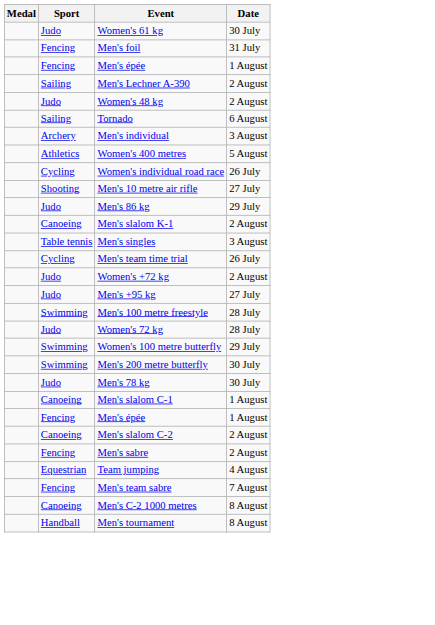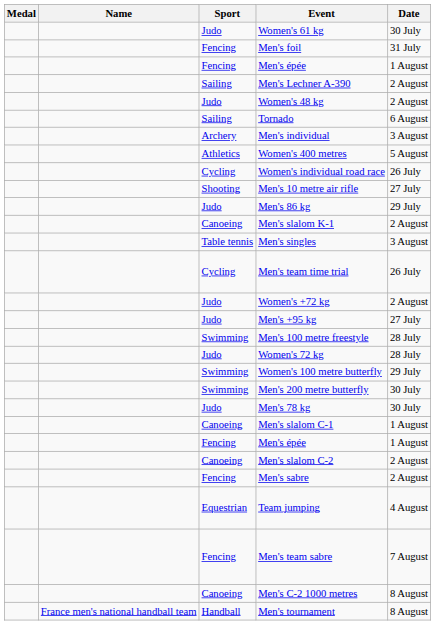+ column: (119, 13)
